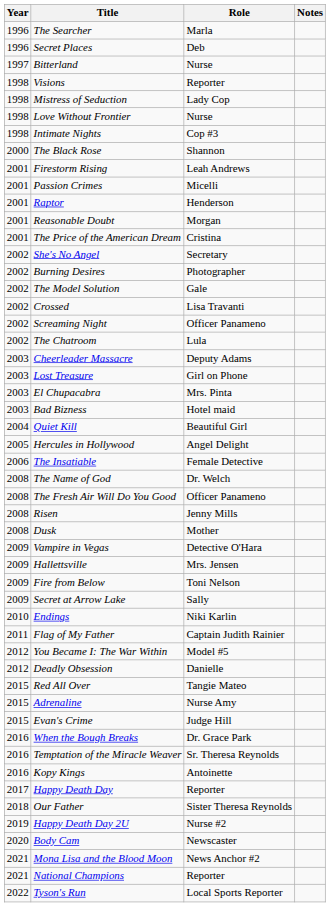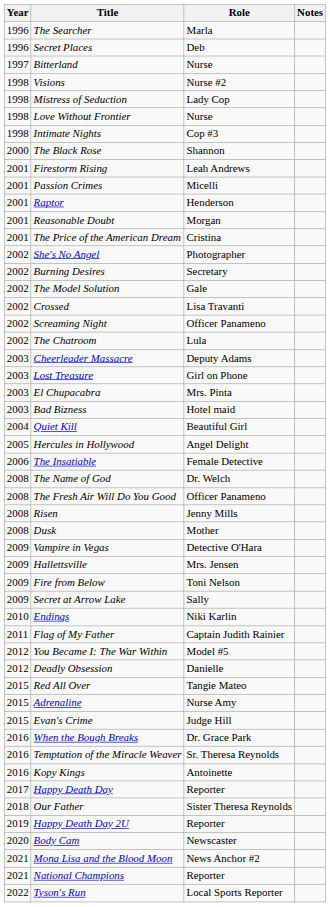(206, 82) Reporter -> (206, 82) Nurse #2
(207, 254) Secretary -> (216, 254) Photographer
(216, 271) Photographer -> (207, 271) Secretary
(206, 824) Nurse #2 -> (206, 824) Reporter
